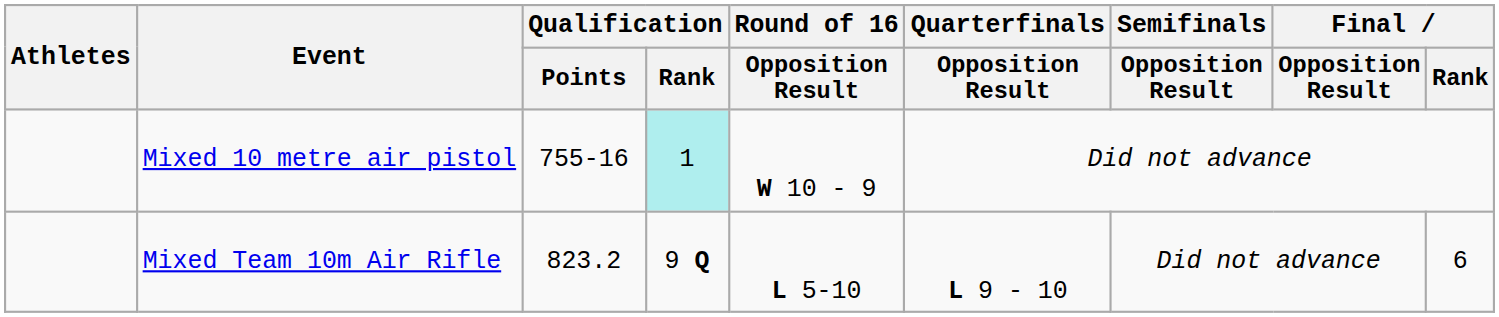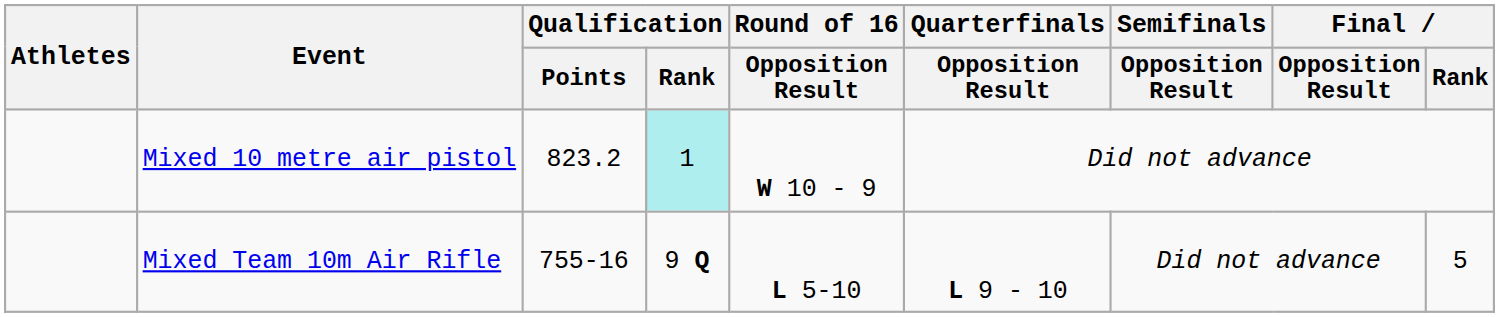(584, 160) 755-16 -> (584, 160) 823.2
(584, 262) 823.2 -> (584, 262) 755-16
(1460, 262) 6 -> (1460, 262) 5
